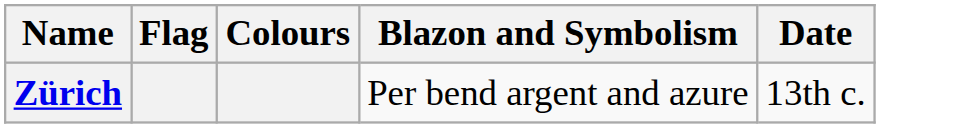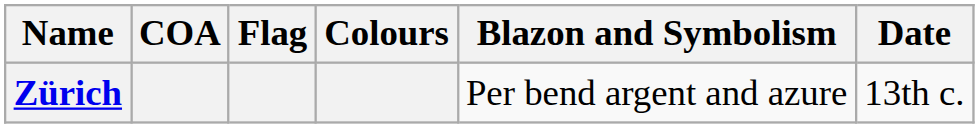+ column: (180, 33)
